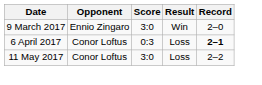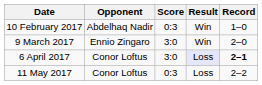+ row: (44, 27)
(147, 42) 0:3 -> (171, 57) 3:0
(180, 42) no background -> (203, 57) lavender background
(147, 57) 3:0 -> (171, 73) 0:3
